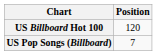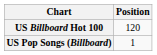(133, 43) 7 -> (133, 43) 1
